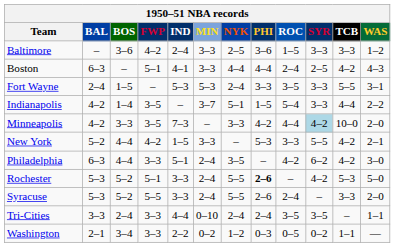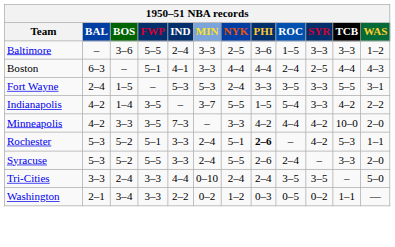(153, 50) 4–2 -> (153, 50) 5–5
(347, 68) 4–2 -> (347, 68) 4–4
(236, 105) 5–1 -> (236, 105) 5–5
(347, 105) 4–4 -> (347, 105) 4–2
(319, 123) lightblue background -> (319, 123) no background
- row: (29, 141)
- row: (35, 160)
(236, 178) 5–5 -> (236, 141) 5–1
(375, 178) 5–0 -> (375, 141) 1–1
(375, 215) 1–1 -> (375, 178) 5–0
